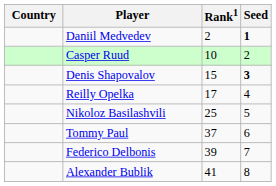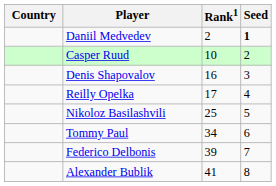(211, 75) 15 -> (211, 75) 16
(247, 75) bold -> (247, 75) normal
(211, 133) 37 -> (211, 133) 34
